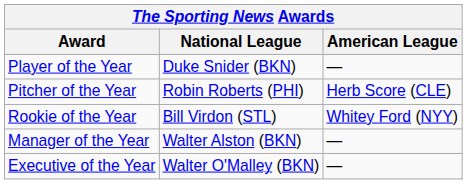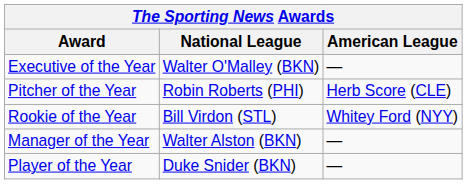rows swapped: (70, 66) <-> (82, 166)
